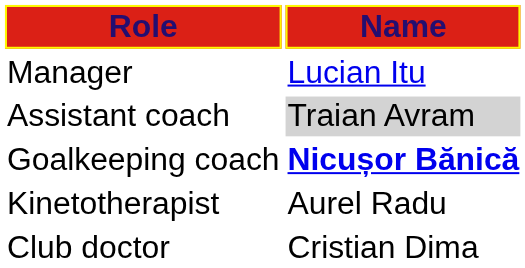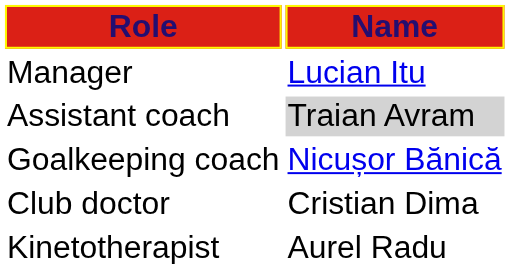(403, 159) bold -> (395, 159) normal
rows swapped: (88, 247) <-> (113, 203)
